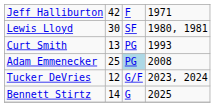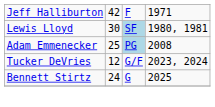(131, 29) no background -> (131, 29) lightblue background
- row: (37, 45)
(114, 94) 14 -> (114, 78) 24
